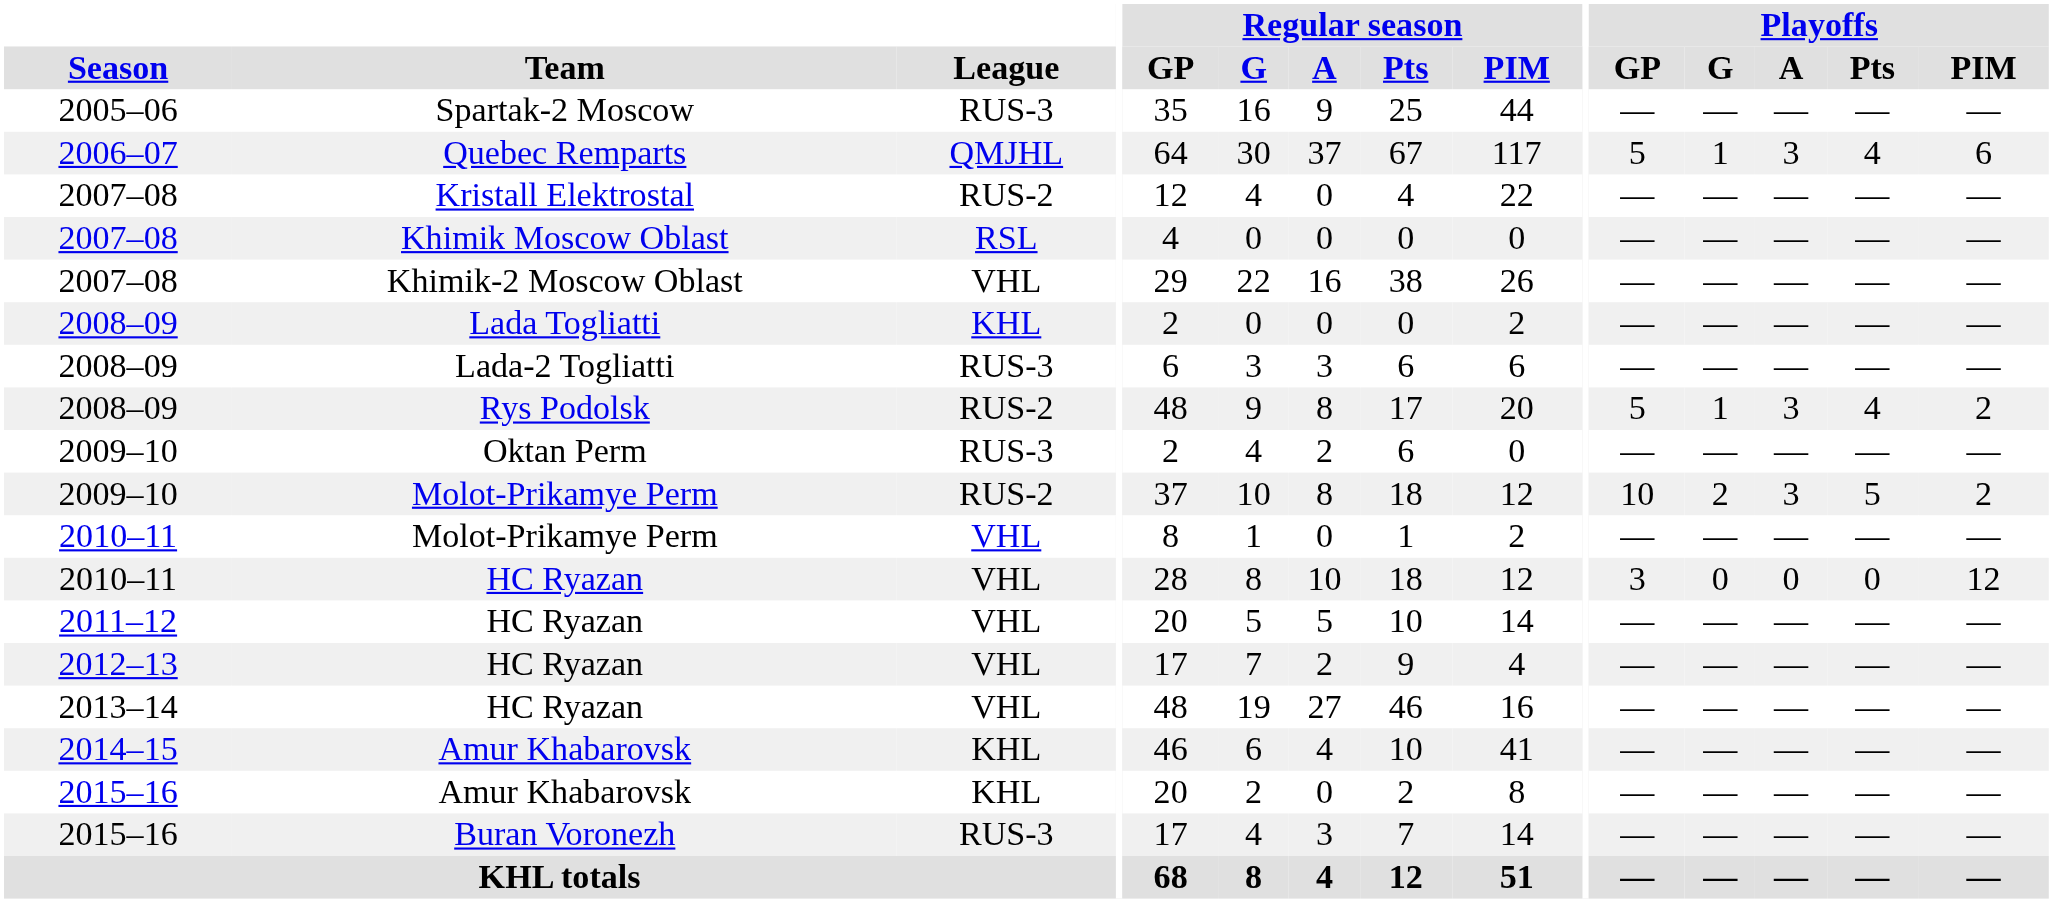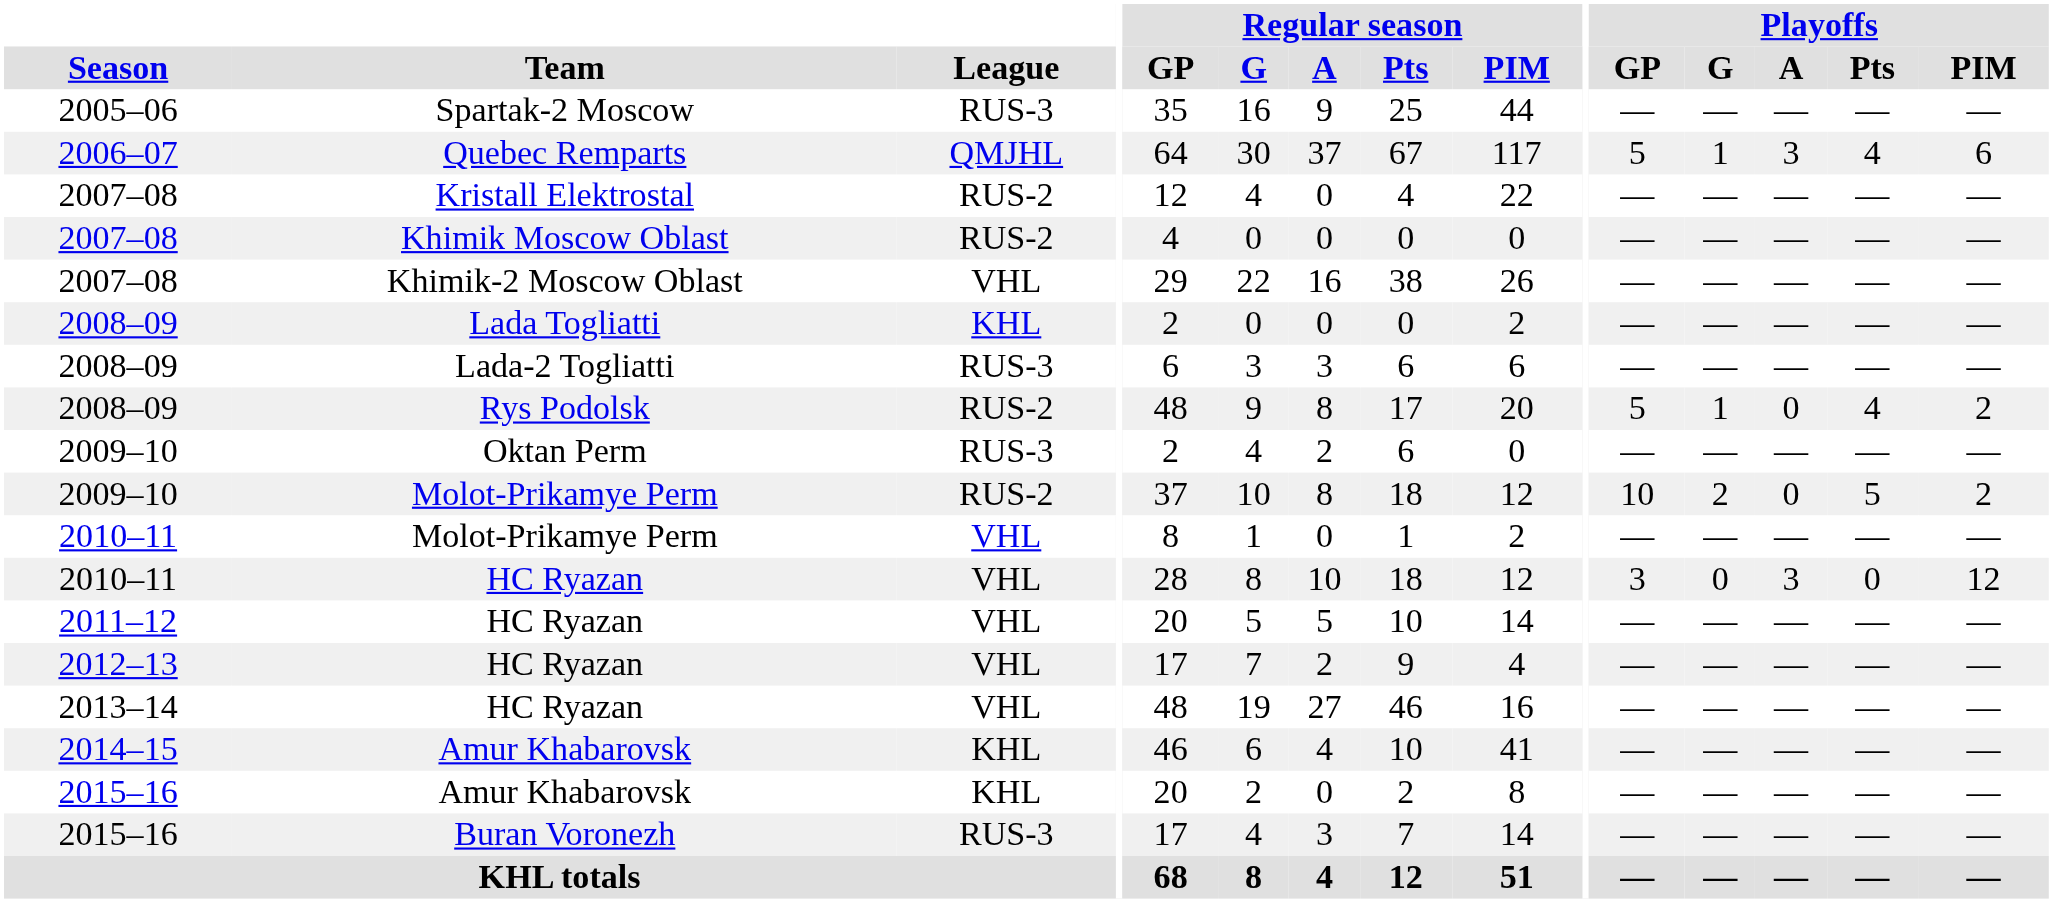(1006, 237) RSL -> (1006, 237) RUS-2
(1791, 408) 3 -> (1791, 408) 0
(1791, 493) 3 -> (1791, 493) 0
(1791, 578) 0 -> (1791, 578) 3
